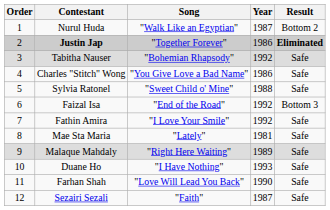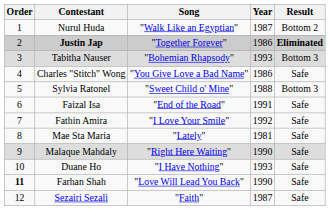(263, 58) 1992 -> (263, 58) 1993
(300, 58) Safe -> (300, 58) Bottom 3
(300, 89) Safe -> (300, 89) Bottom 3
(263, 105) 1992 -> (263, 105) 1991
(300, 105) Bottom 3 -> (300, 105) Safe
(263, 151) 1989 -> (263, 151) 1990
(20, 182) normal -> (20, 182) bold
